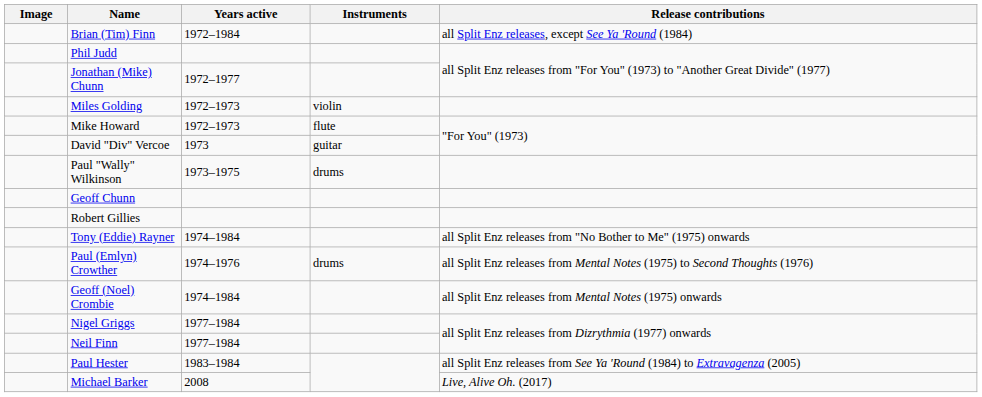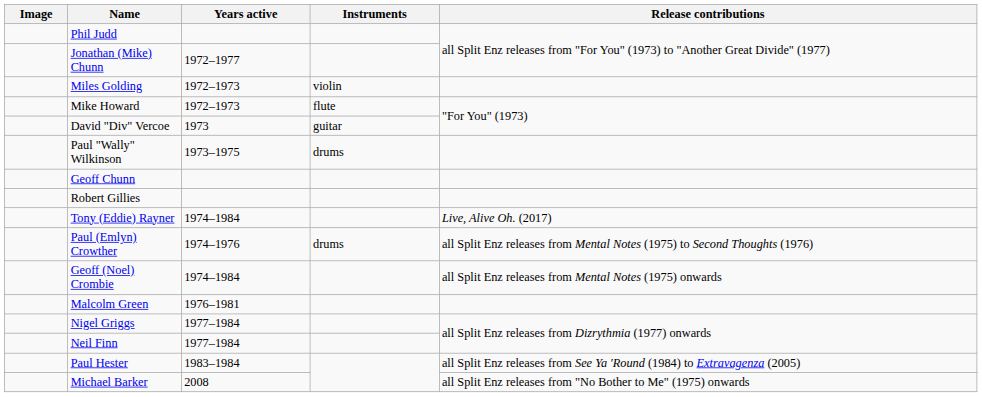- row: (113, 33)
(596, 237) all Split Enz releases from "No Bother to Me" (1975) onwards -> (497, 217) Live, Alive Oh. (2017)
+ row: (109, 304)
(497, 382) Live, Alive Oh. (2017) -> (596, 382) all Split Enz releases from "No Bother to Me" (1975) onwards
